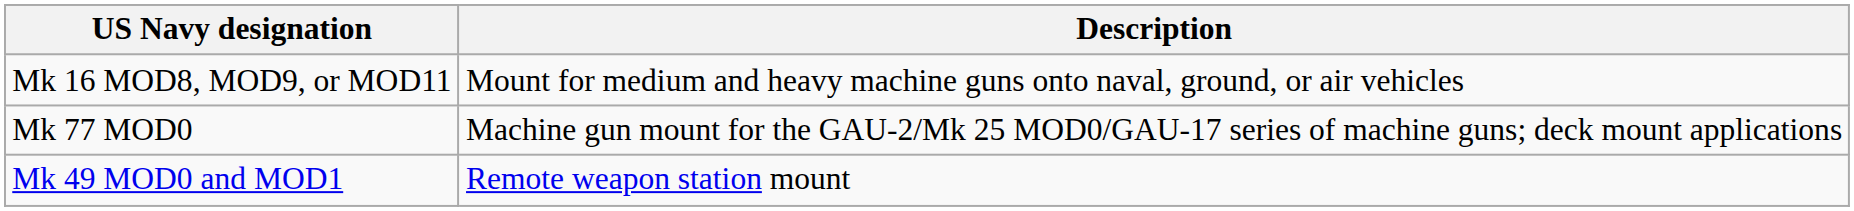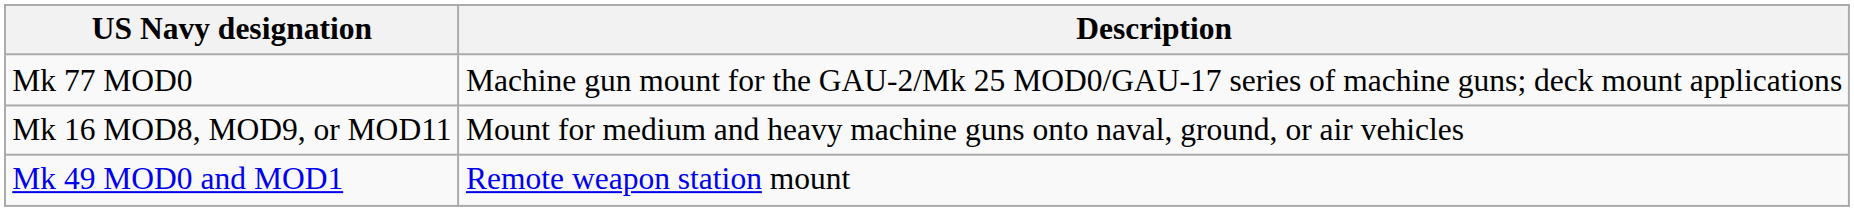rows swapped: (102, 129) <-> (232, 79)
